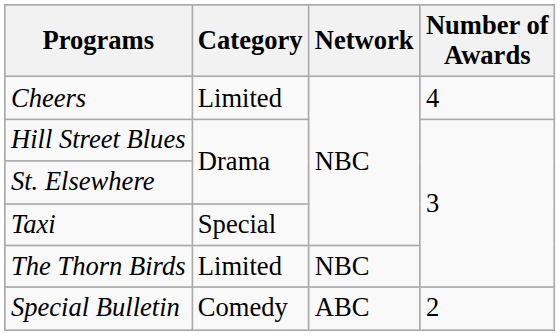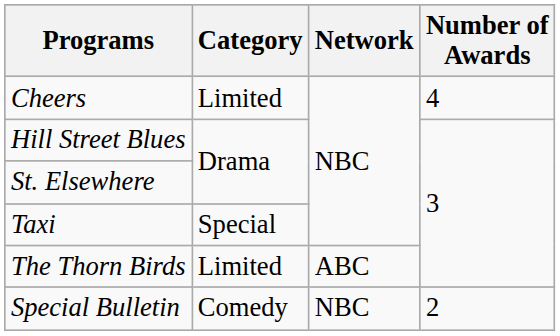(342, 266) NBC -> (342, 266) ABC
(342, 308) ABC -> (342, 308) NBC
